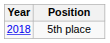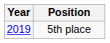(19, 30) 2018 -> (19, 30) 2019
